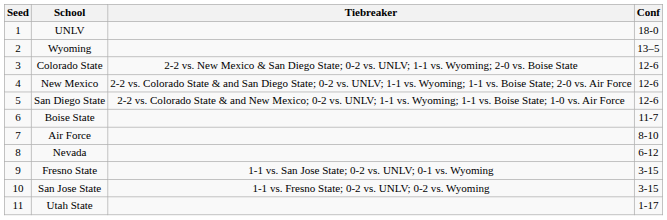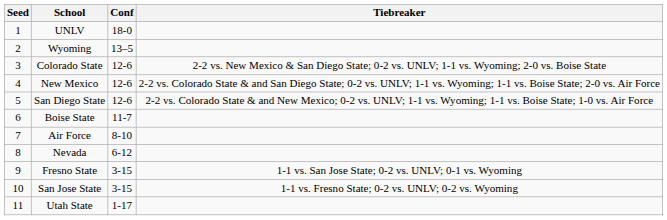columns swapped: (648, 13) <-> (371, 13)
